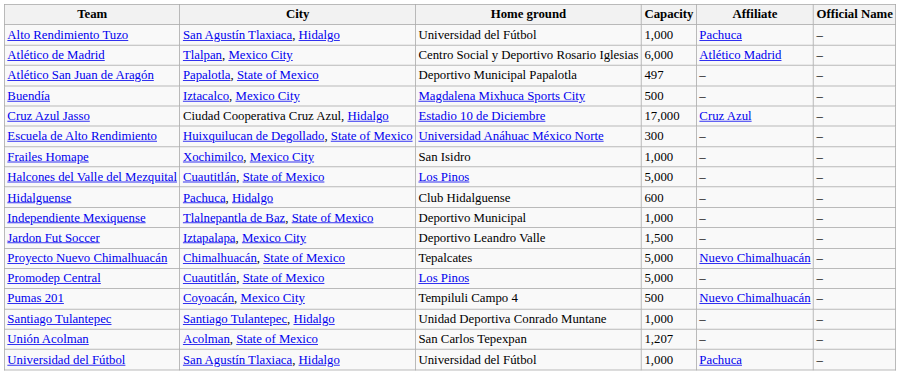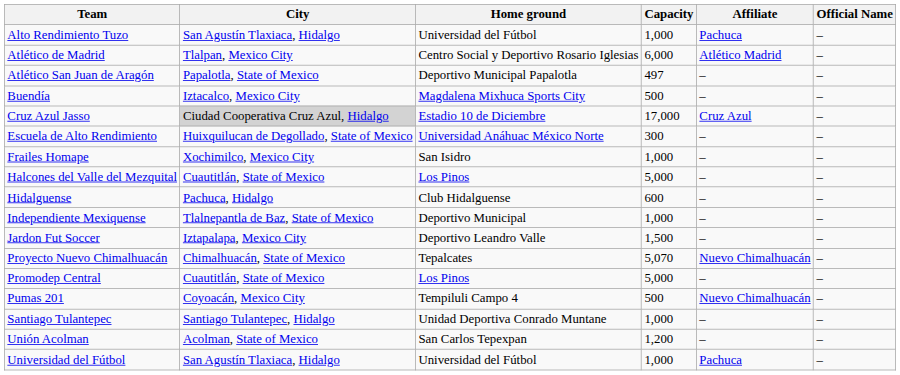(286, 116) no background -> (286, 116) lightgrey background
(659, 258) 5,000 -> (659, 258) 5,070
(659, 339) 1,207 -> (659, 339) 1,200
